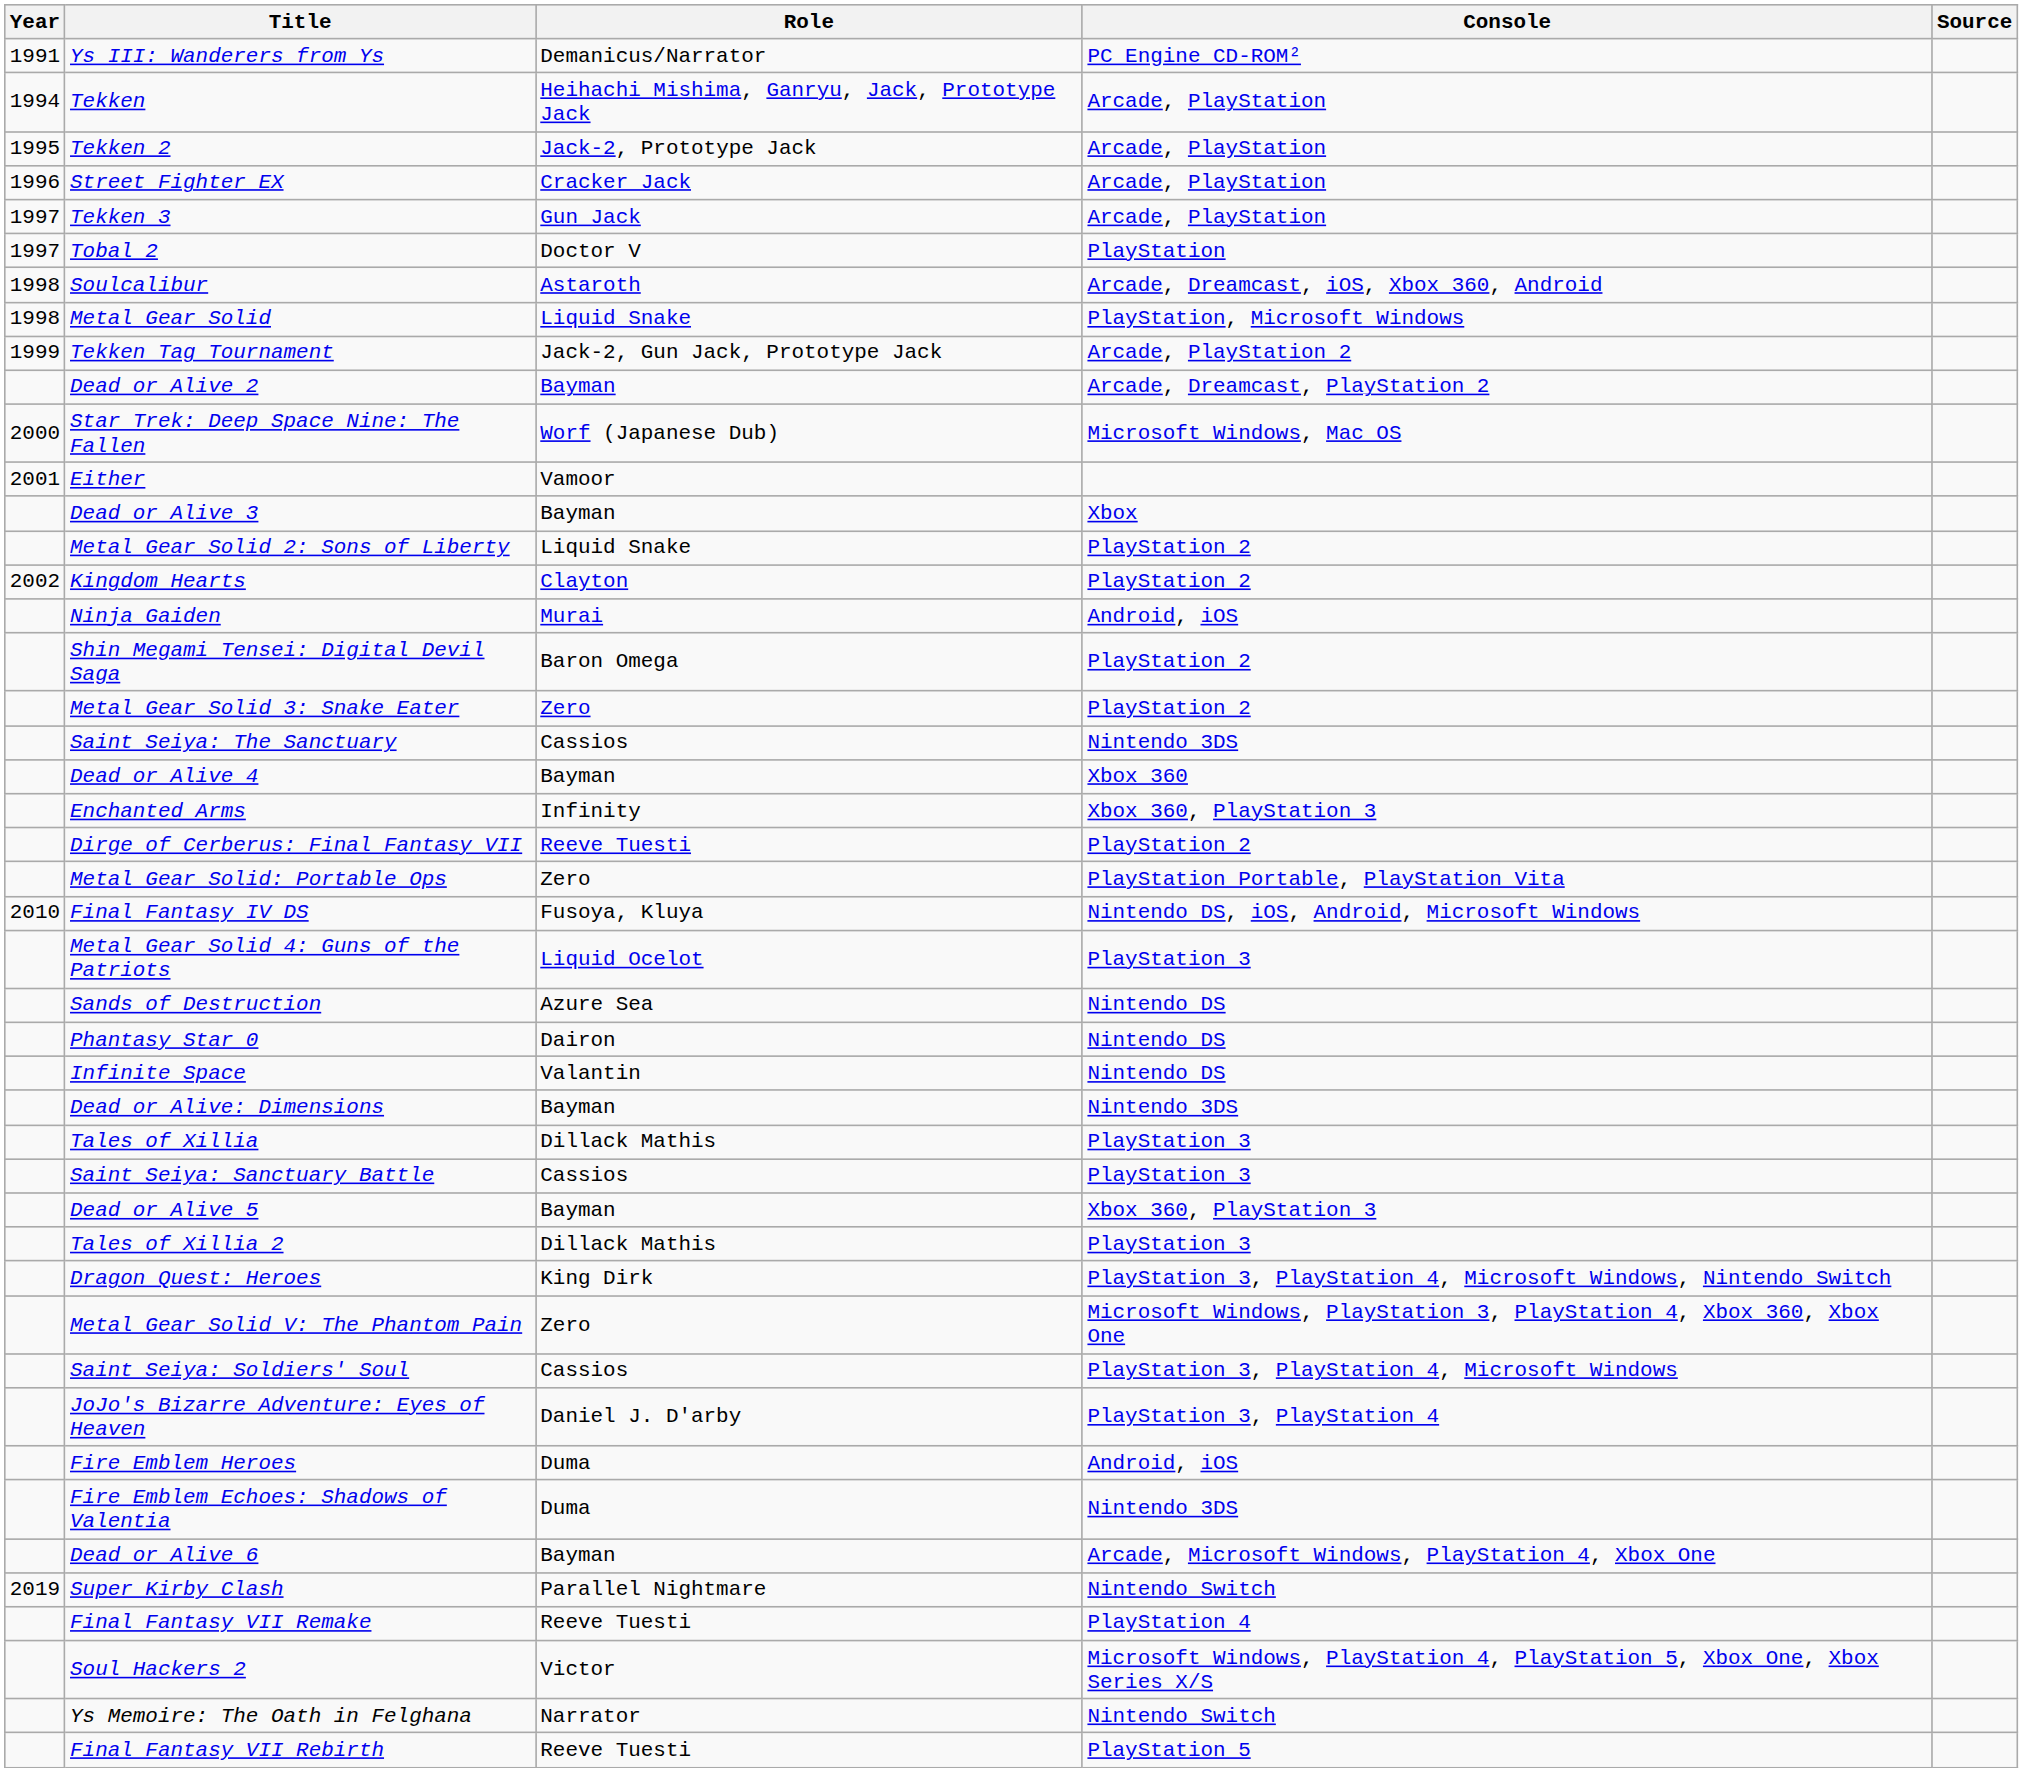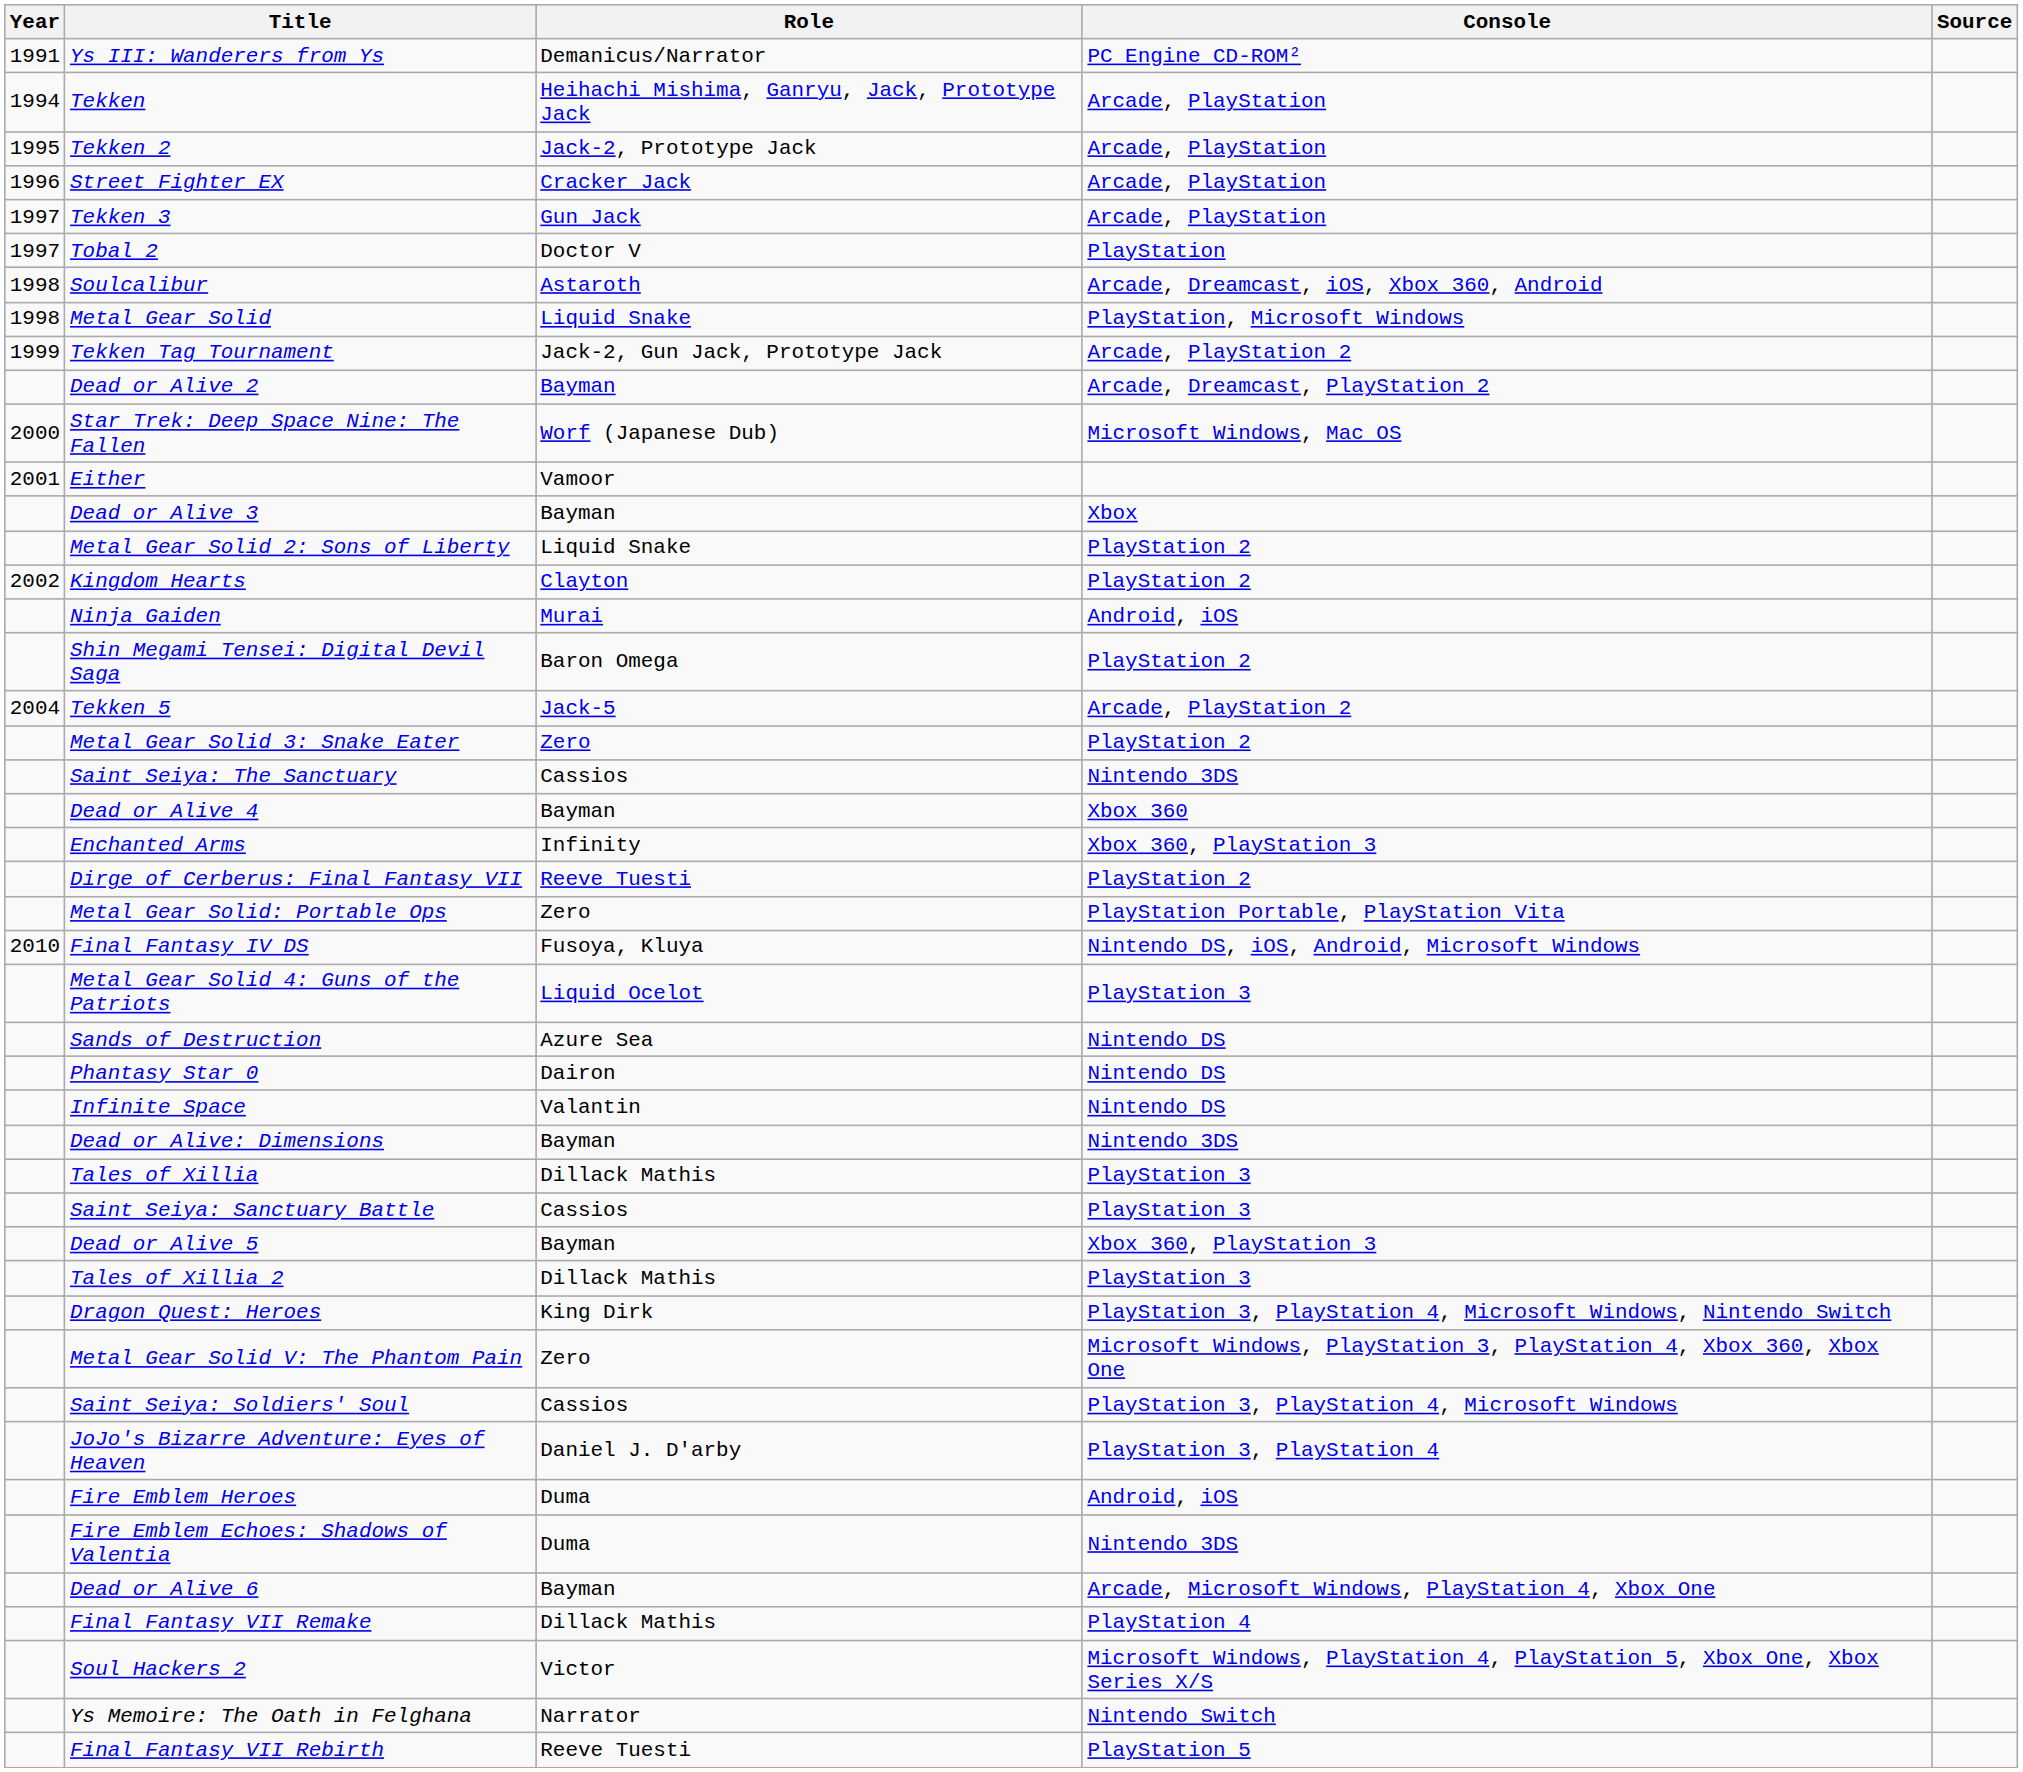+ row: (120, 708)
- row: (177, 1589)
(616, 1624) Reeve Tuesti -> (628, 1624) Dillack Mathis
